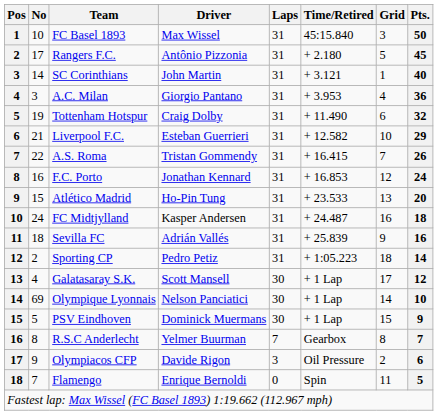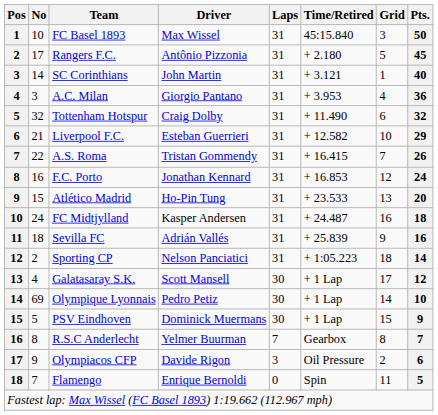(38, 116) 19 -> (38, 116) 32
(190, 258) Pedro Petiz -> (205, 258) Nelson Panciatici
(205, 299) Nelson Panciatici -> (190, 299) Pedro Petiz
